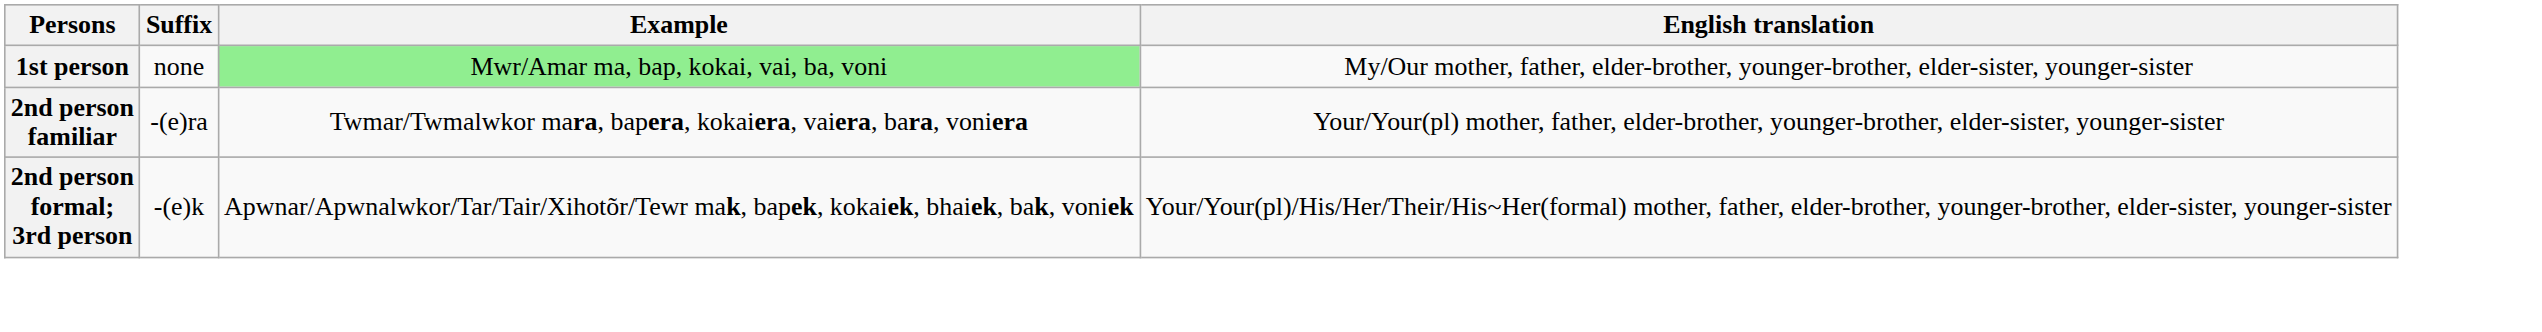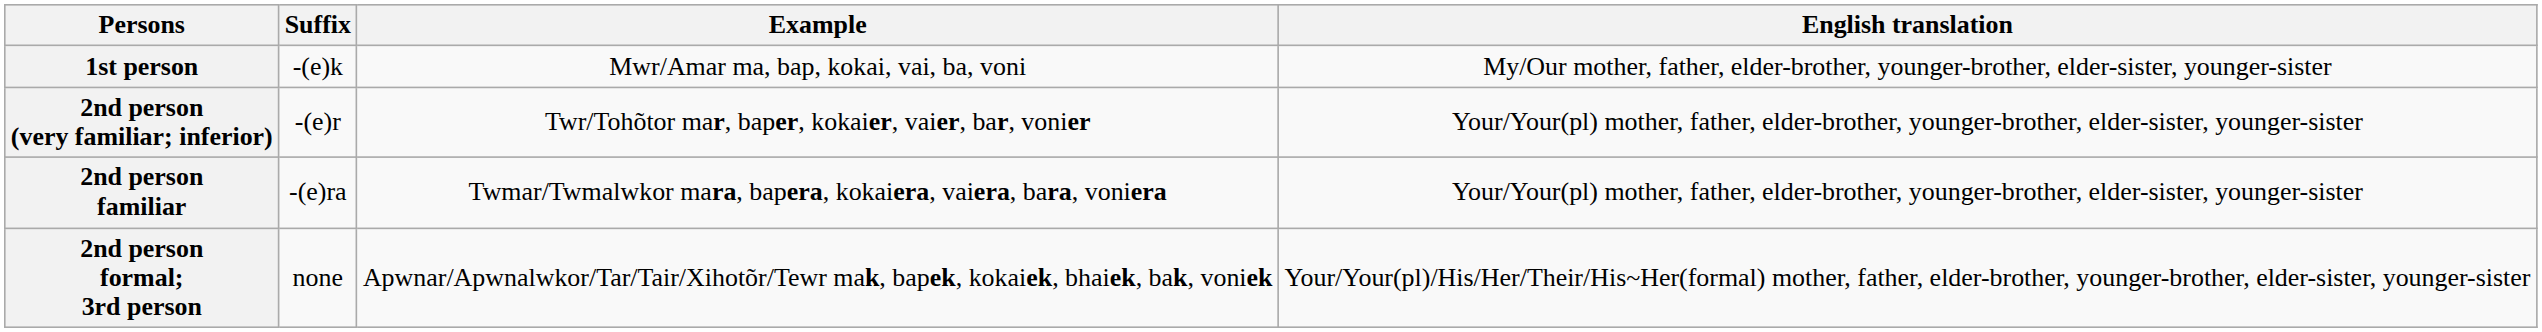(179, 66) none -> (318, 66) -(e)k
(679, 66) lightgreen background -> (818, 66) no background
+ row: (142, 121)
(179, 206) -(e)k -> (318, 276) none
